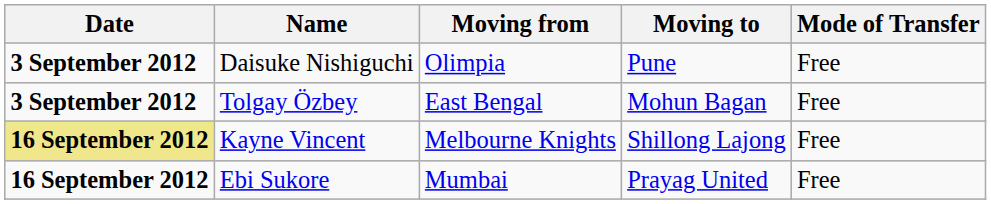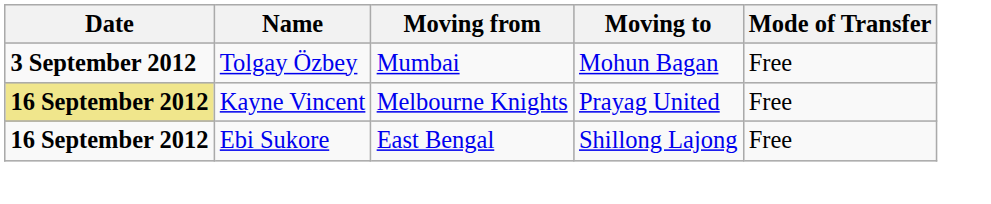- row: (317, 62)
(484, 101) East Bengal -> (418, 62) Mumbai
(706, 140) Shillong Lajong -> (649, 101) Prayag United
(466, 179) Mumbai -> (435, 140) East Bengal
(698, 179) Prayag United -> (658, 140) Shillong Lajong
